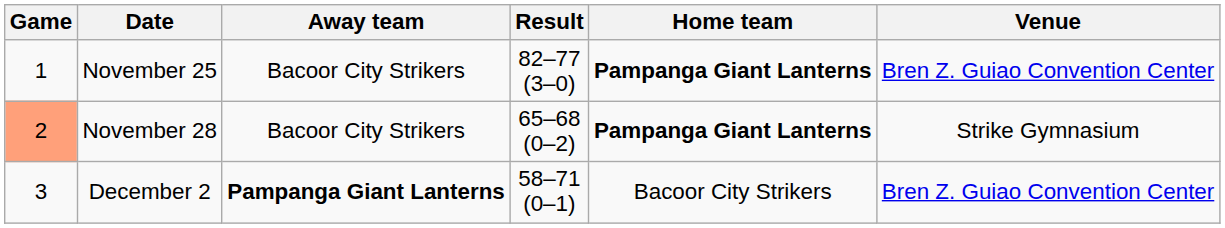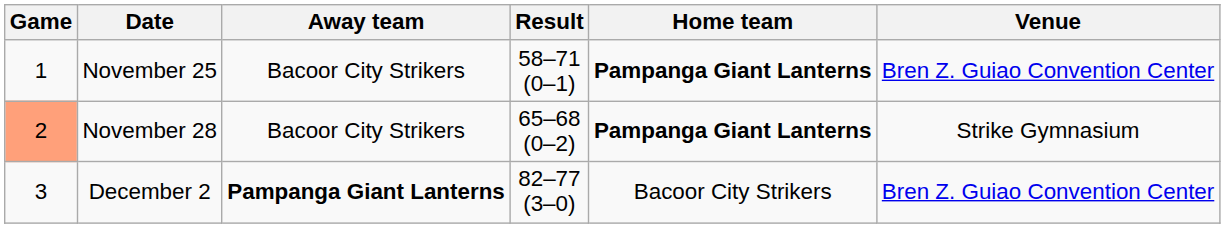(549, 70) 82–77 (3–0) -> (549, 70) 58–71 (0–1)
(549, 191) 58–71 (0–1) -> (549, 191) 82–77 (3–0)
